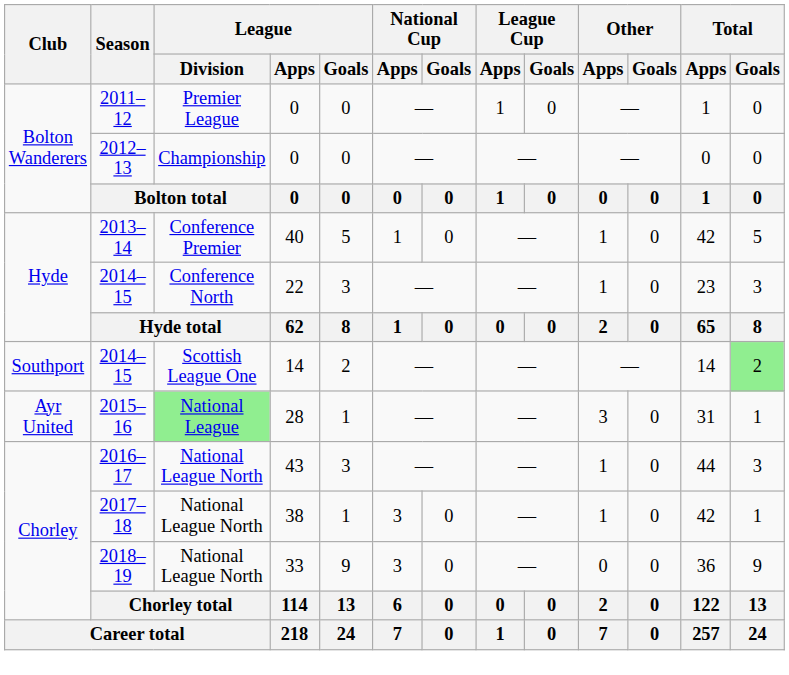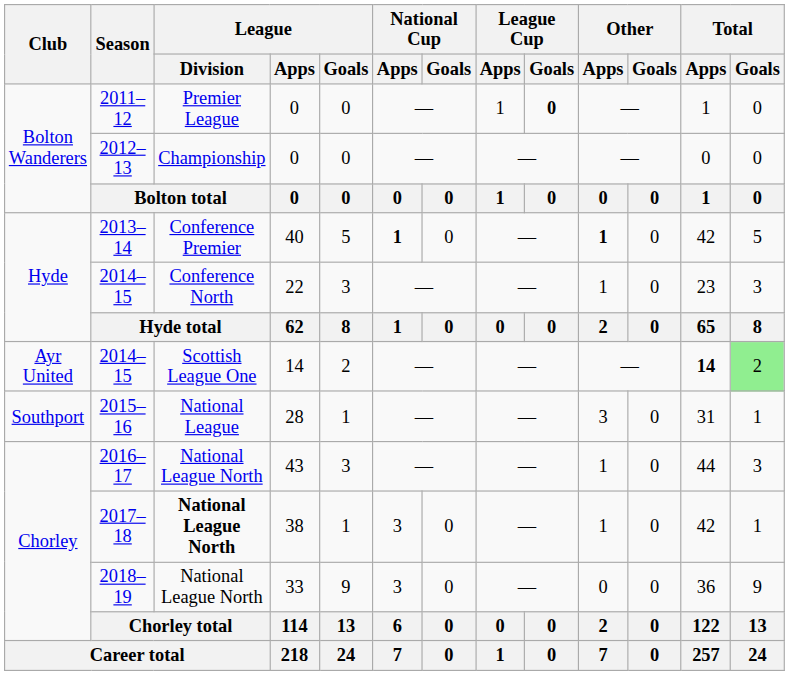(552, 108) normal -> (552, 108) bold
(397, 237) normal -> (397, 237) bold
(603, 237) normal -> (603, 237) bold
(48, 366) Southport -> (48, 366) Ayr United
(706, 366) normal -> (706, 366) bold
(48, 416) Ayr United -> (48, 416) Southport
(212, 416) lightgreen background -> (212, 416) no background
(212, 516) normal -> (212, 526) bold
